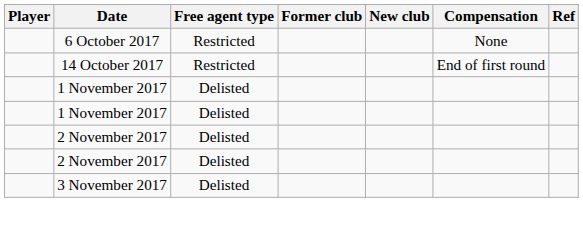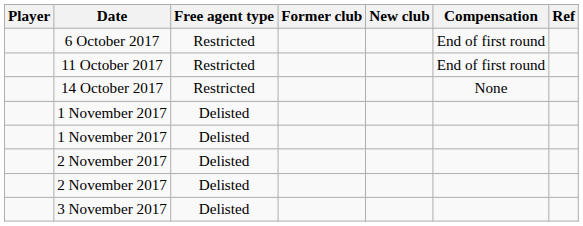(491, 40) None -> (491, 40) End of first round
+ row: (112, 64)
(491, 64) End of first round -> (491, 88) None
